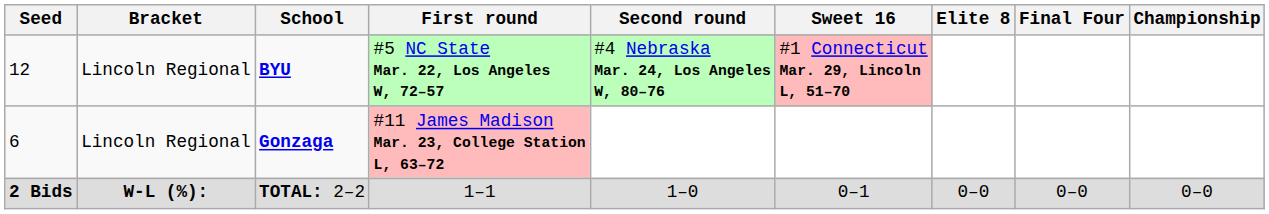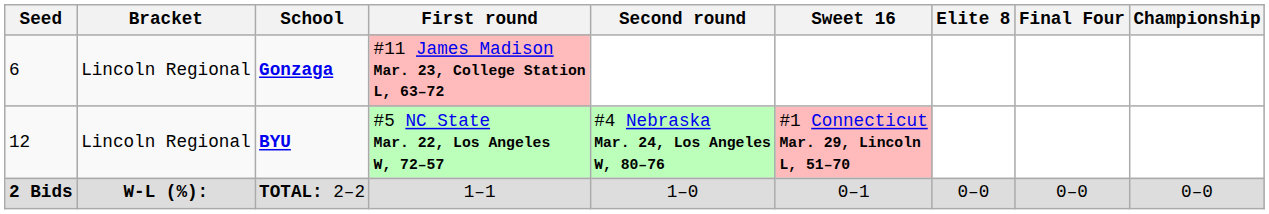rows swapped: (275, 70) <-> (296, 142)
